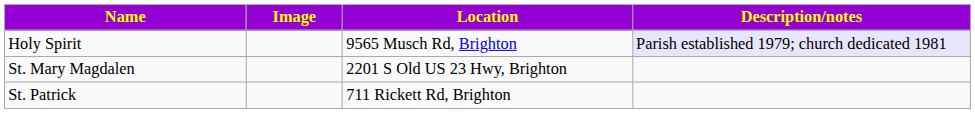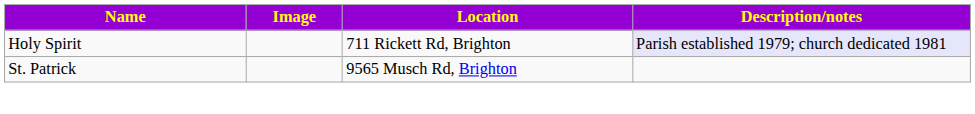(432, 43) 9565 Musch Rd, Brighton -> (429, 43) 711 Rickett Rd, Brighton
- row: (72, 69)
(429, 95) 711 Rickett Rd, Brighton -> (432, 69) 9565 Musch Rd, Brighton
